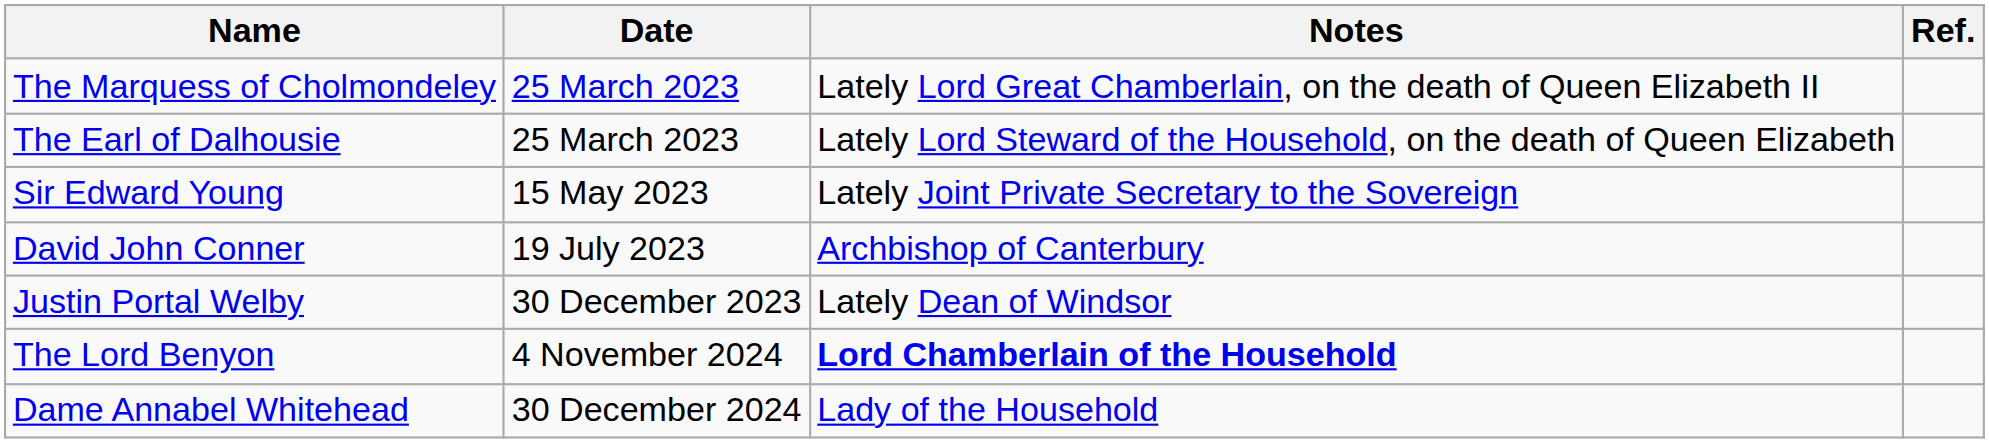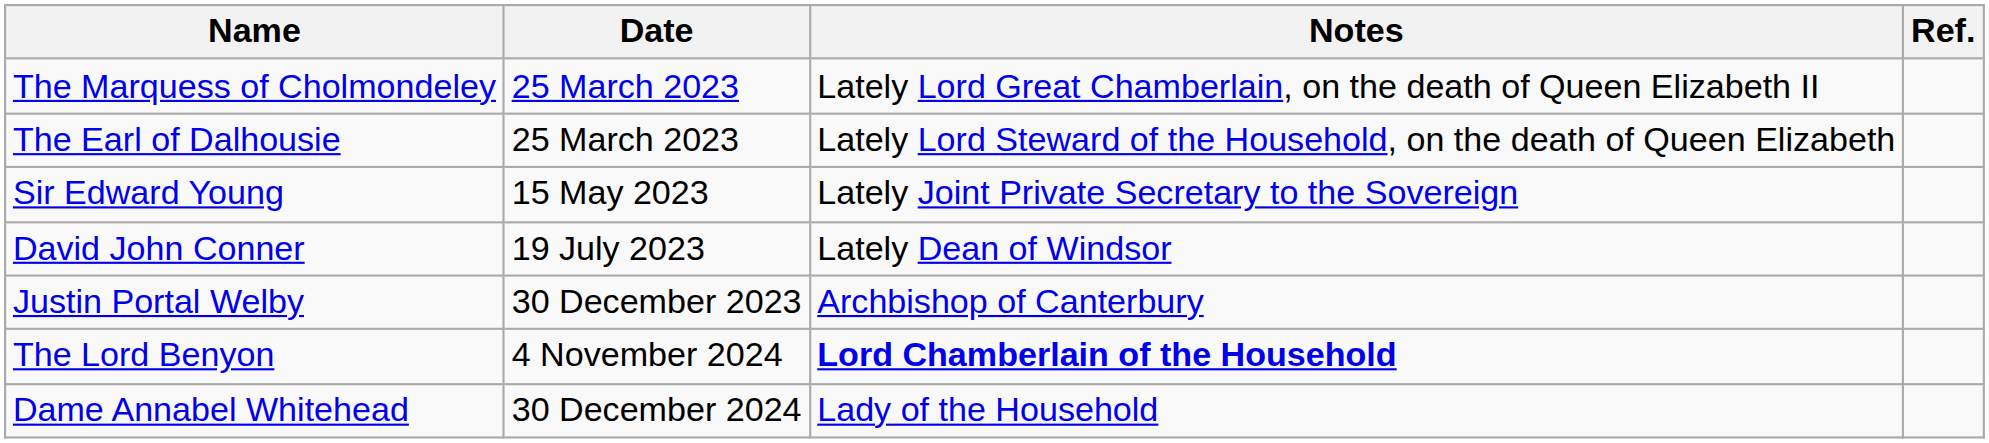(1010, 247) Archbishop of Canterbury -> (994, 247) Lately Dean of Windsor
(994, 301) Lately Dean of Windsor -> (1010, 301) Archbishop of Canterbury
